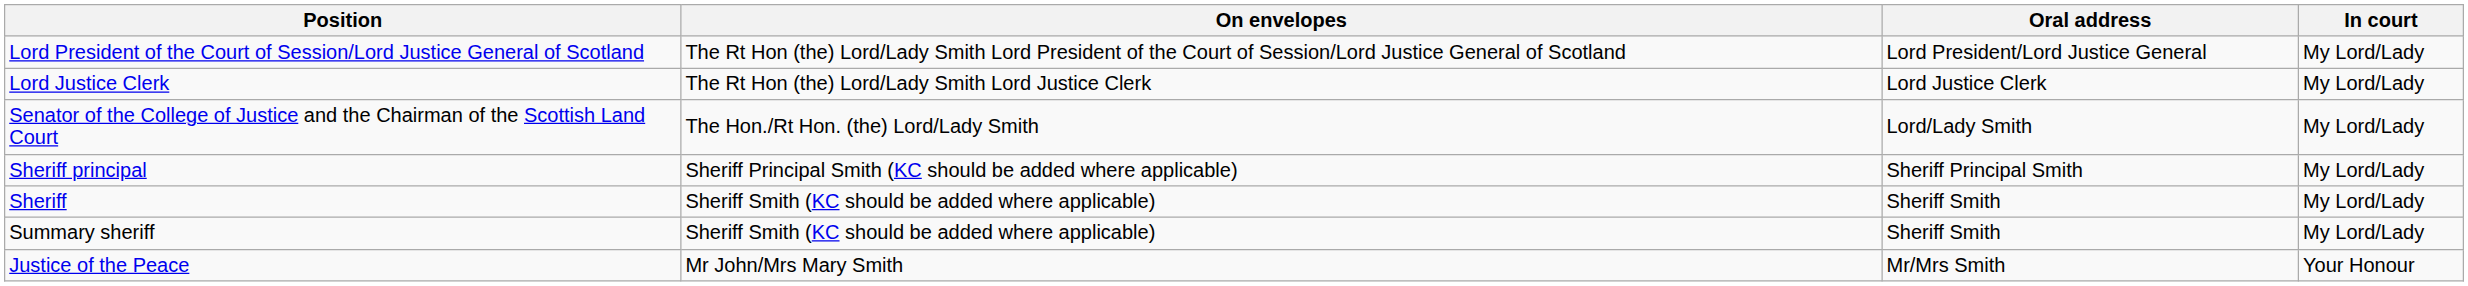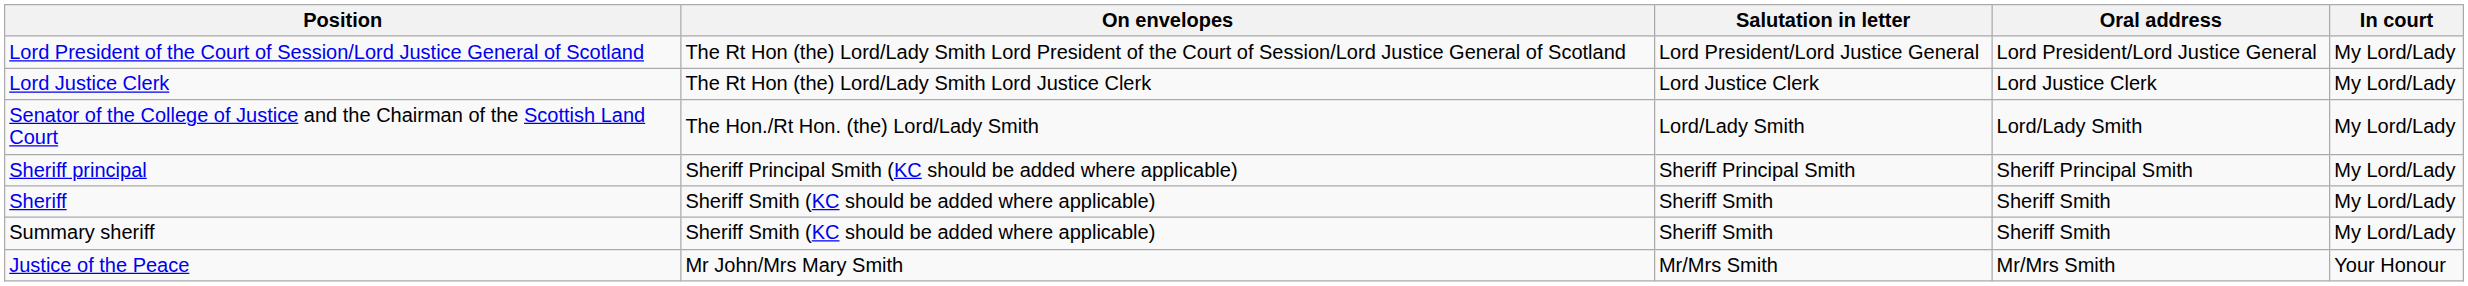+ column: (1823, 20)
